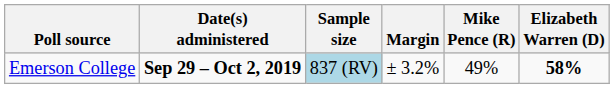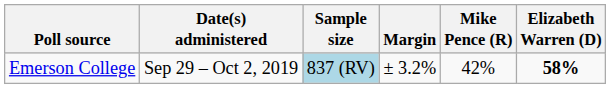(223, 68) bold -> (221, 68) normal
(481, 68) 49% -> (478, 68) 42%
